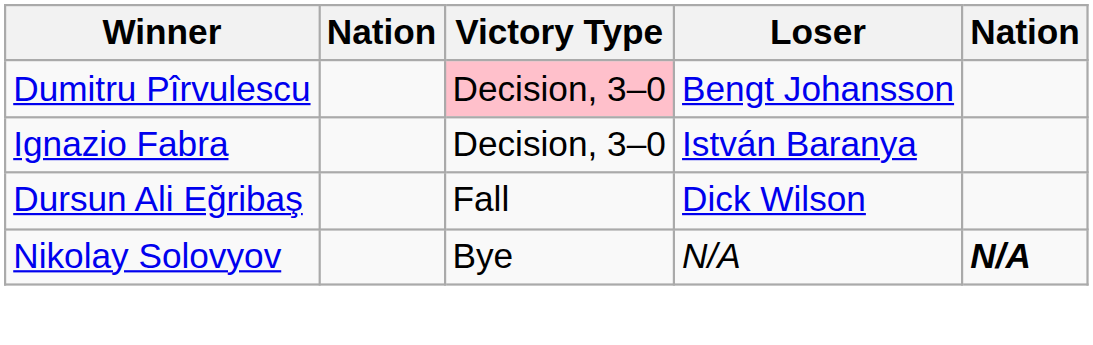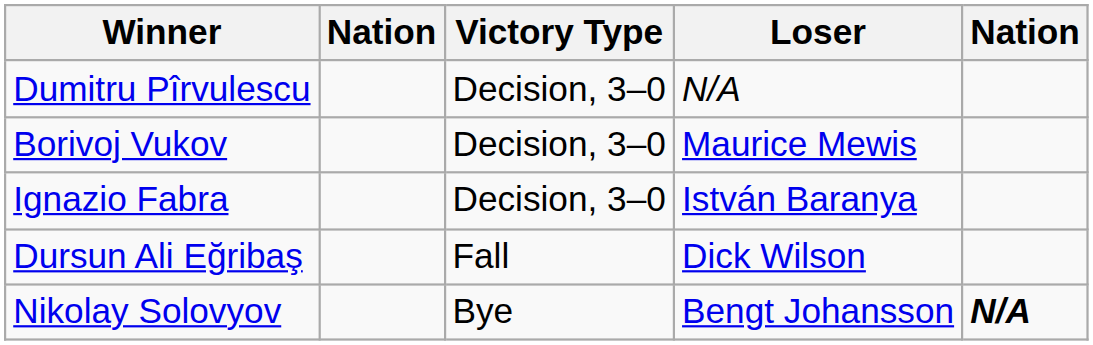(559, 88) pink background -> (559, 88) no background
(818, 88) Bengt Johansson -> (711, 88) N/A
+ row: (120, 144)
(711, 255) N/A -> (818, 311) Bengt Johansson
